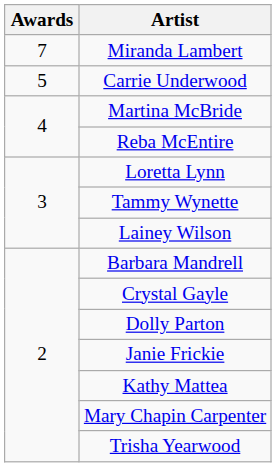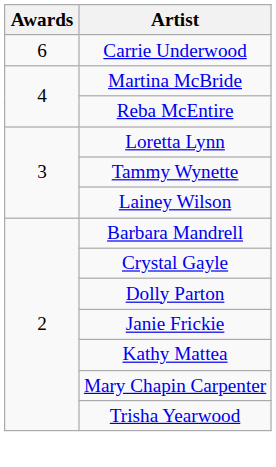- row: (175, 50)
(42, 80) 5 -> (42, 50) 6
